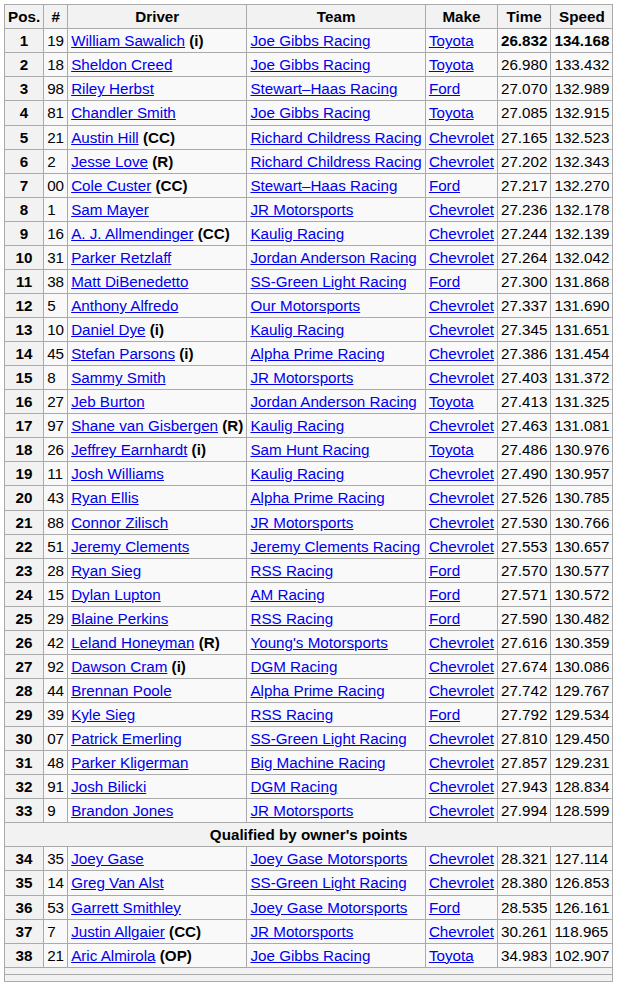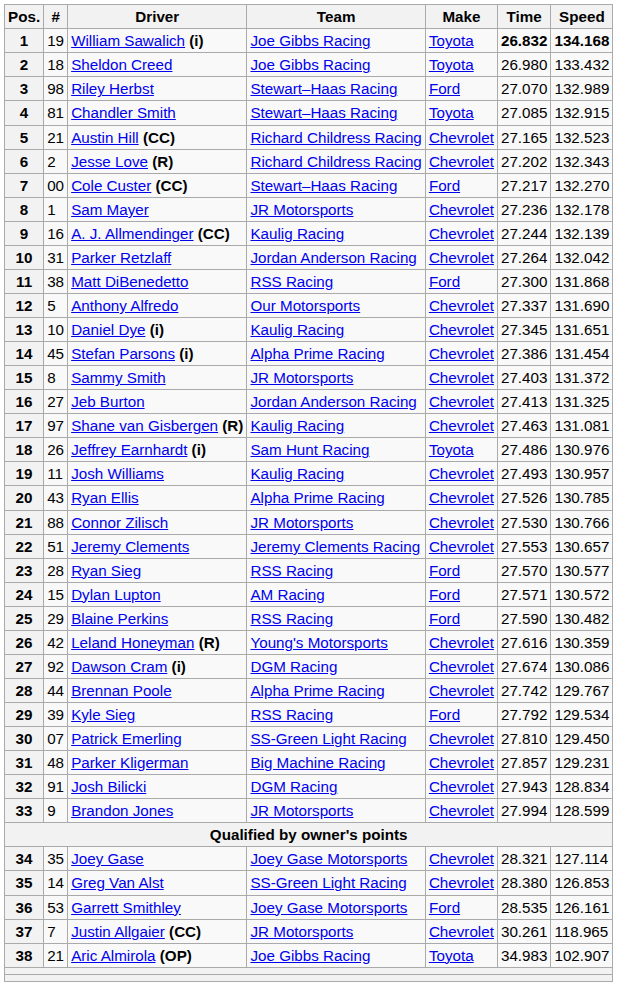(310, 113) Joe Gibbs Racing -> (324, 113) Stewart–Haas Racing
(329, 281) SS-Green Light Racing -> (292, 281) RSS Racing
(451, 402) Toyota -> (461, 402) Chevrolet
(524, 474) 27.490 -> (524, 474) 27.493
